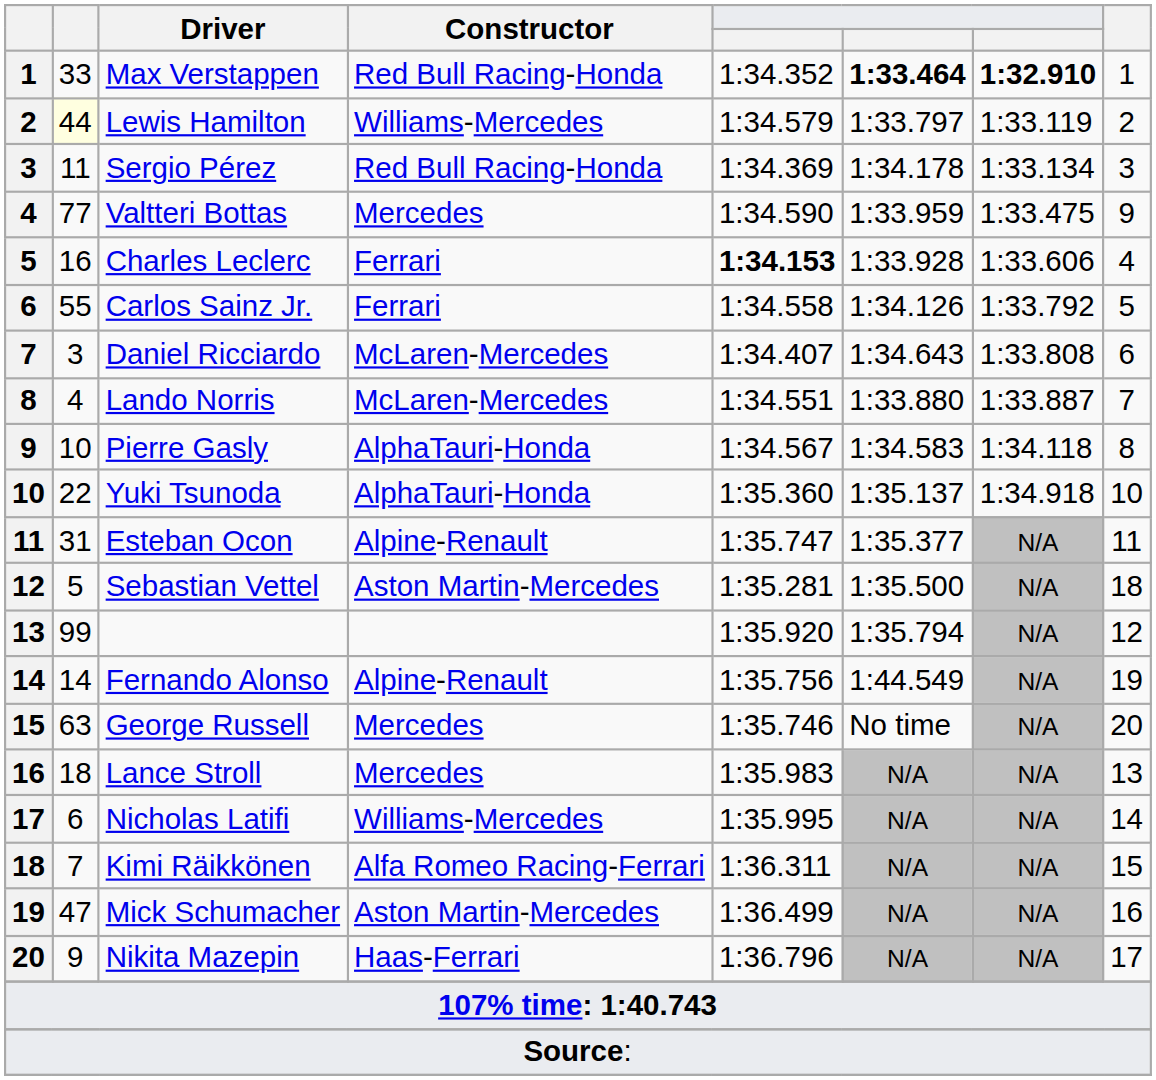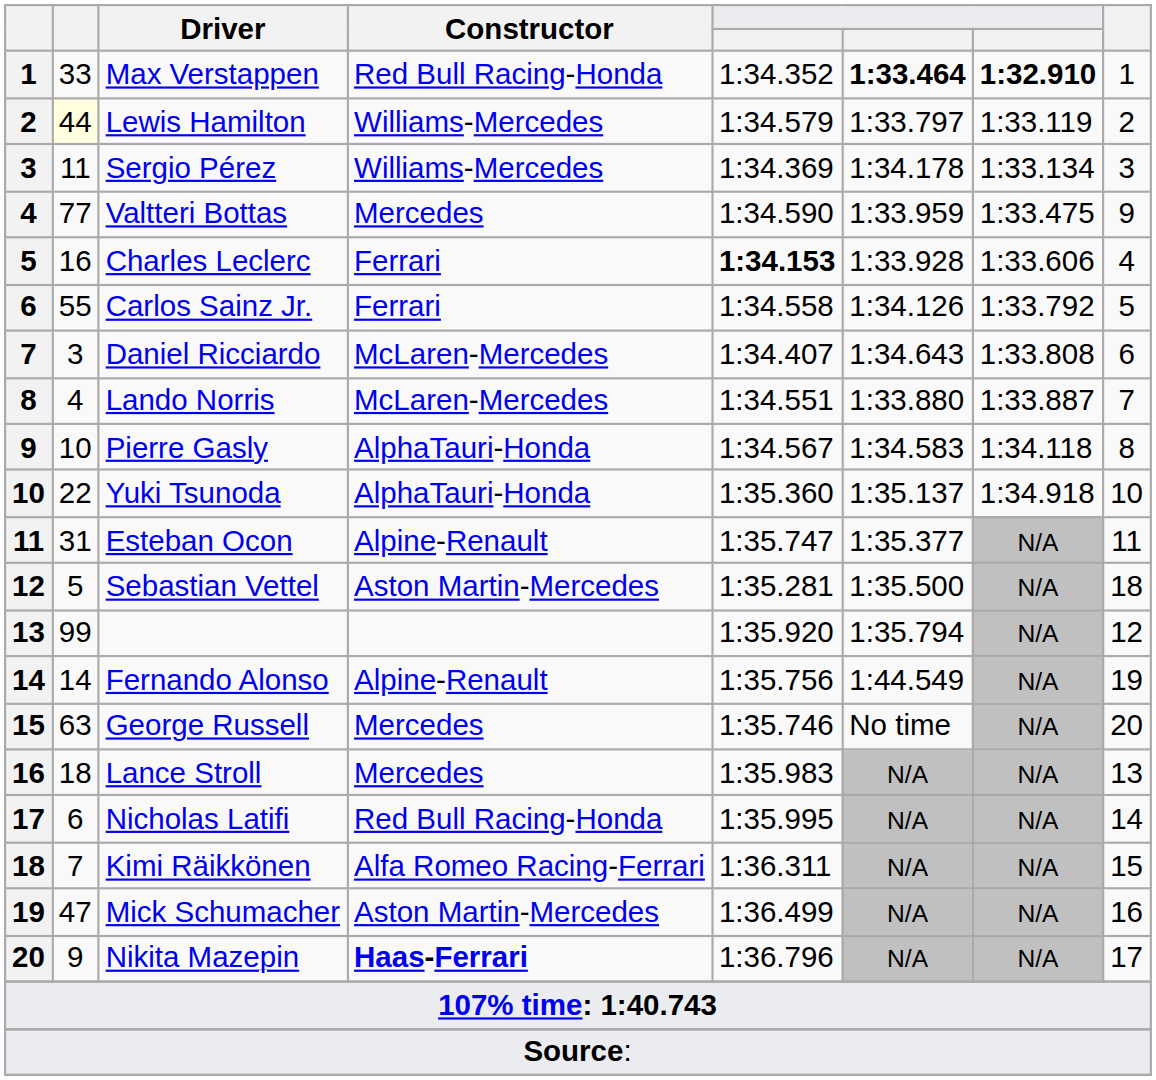(508, 167) Red Bull Racing-Honda -> (479, 167) Williams-Mercedes
(479, 819) Williams-Mercedes -> (508, 819) Red Bull Racing-Honda
(437, 958) normal -> (441, 958) bold
